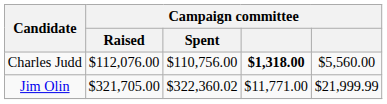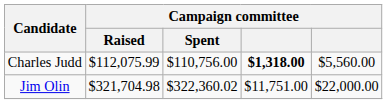(124, 63) $112,076.00 -> (124, 63) $112,075.99
(124, 87) $321,705.00 -> (124, 87) $321,704.98
(276, 87) $11,771.00 -> (276, 87) $11,751.00
(347, 87) $21,999.99 -> (347, 87) $22,000.00
